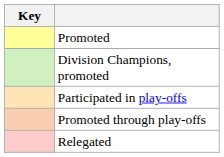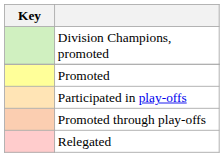rows swapped: (115, 67) <-> (84, 37)
